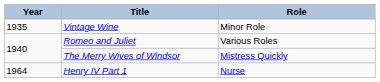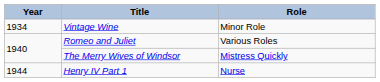(17, 27) 1935 -> (17, 27) 1934
(17, 71) 1964 -> (17, 71) 1944
